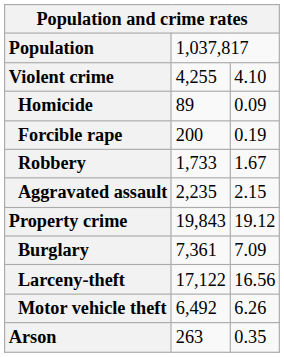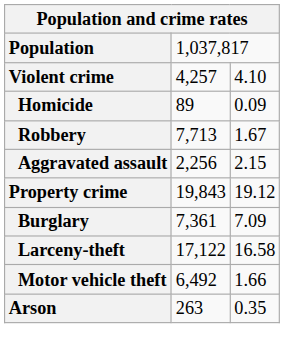(196, 76) 4,255 -> (196, 76) 4,257
- row: (66, 134)
(196, 163) 1,733 -> (196, 134) 7,713
(196, 192) 2,235 -> (196, 163) 2,256
(255, 279) 16.56 -> (255, 250) 16.58
(250, 308) 6.26 -> (250, 279) 1.66
